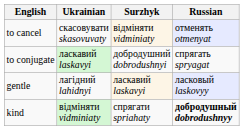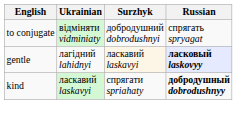- row: (24, 33)
(78, 59) ласкавий laskavyi -> (80, 33) відміняти vidminiaty
(195, 86) normal -> (190, 59) bold
(80, 112) відміняти vidminiaty -> (78, 86) ласкавий laskavyi
